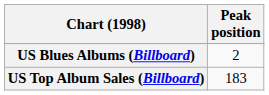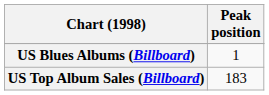(236, 55) 2 -> (236, 55) 1
